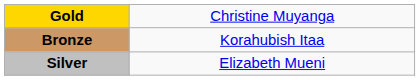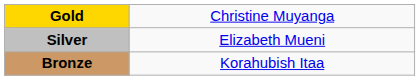rows swapped: (67, 63) <-> (67, 39)
